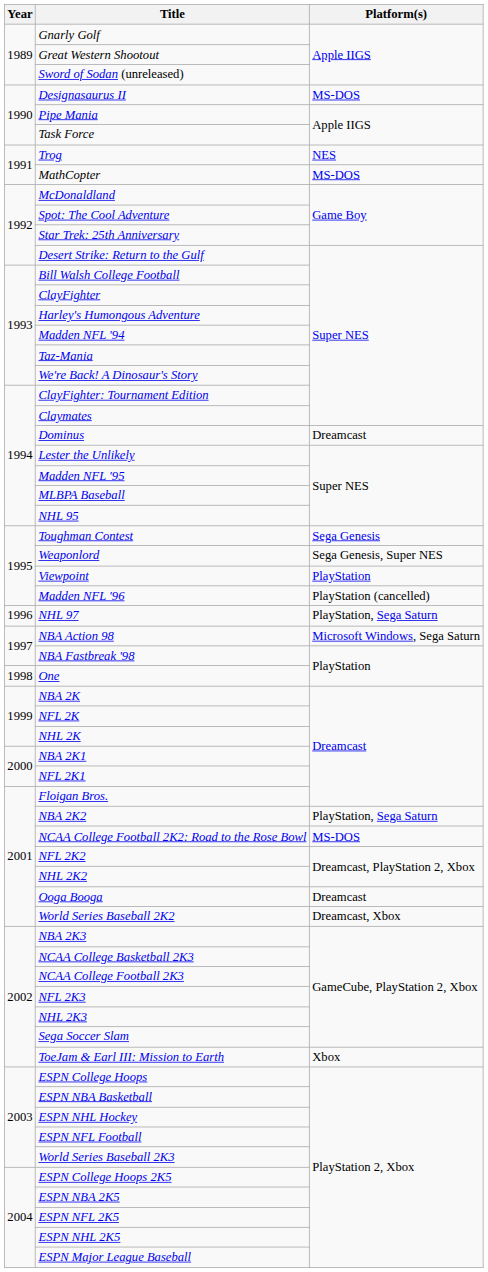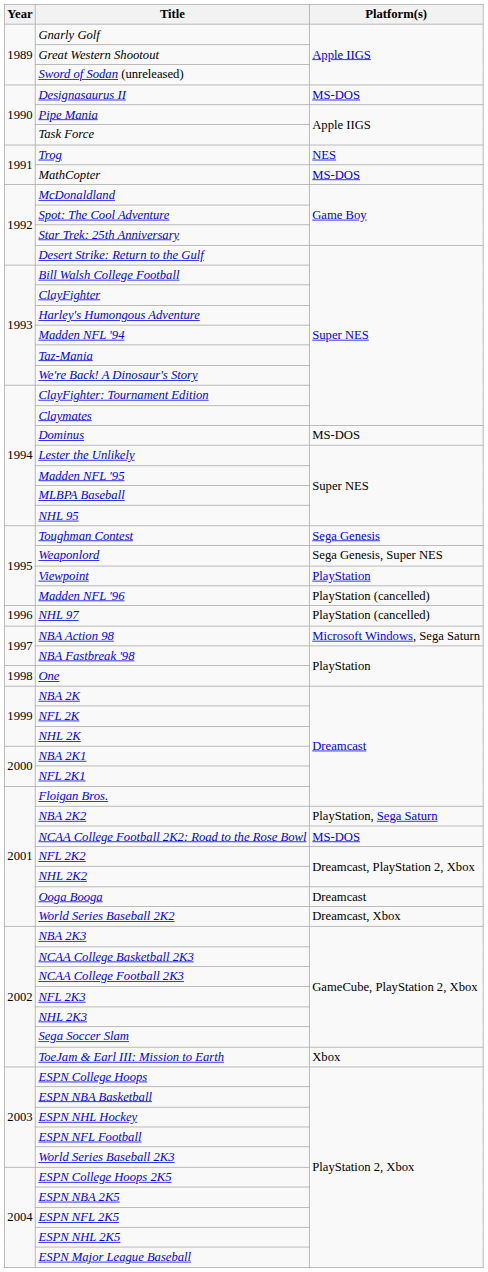(339, 435) Dreamcast -> (336, 435) MS-DOS
(375, 615) PlayStation, Sega Saturn -> (371, 615) PlayStation (cancelled)
